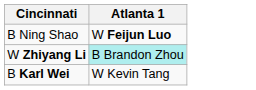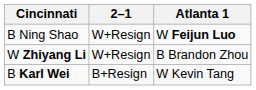+ column: (121, 14)
(138, 54) paleturquoise background -> (202, 54) no background
